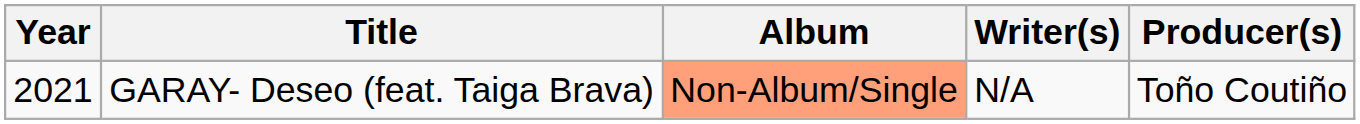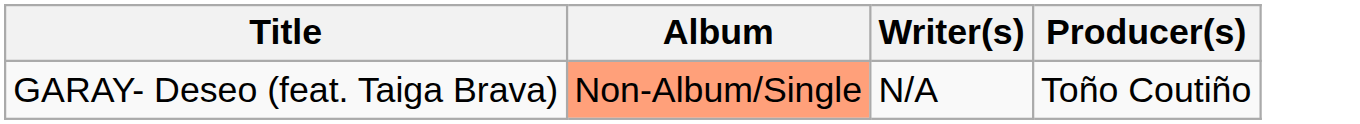- column: (53, 32)
